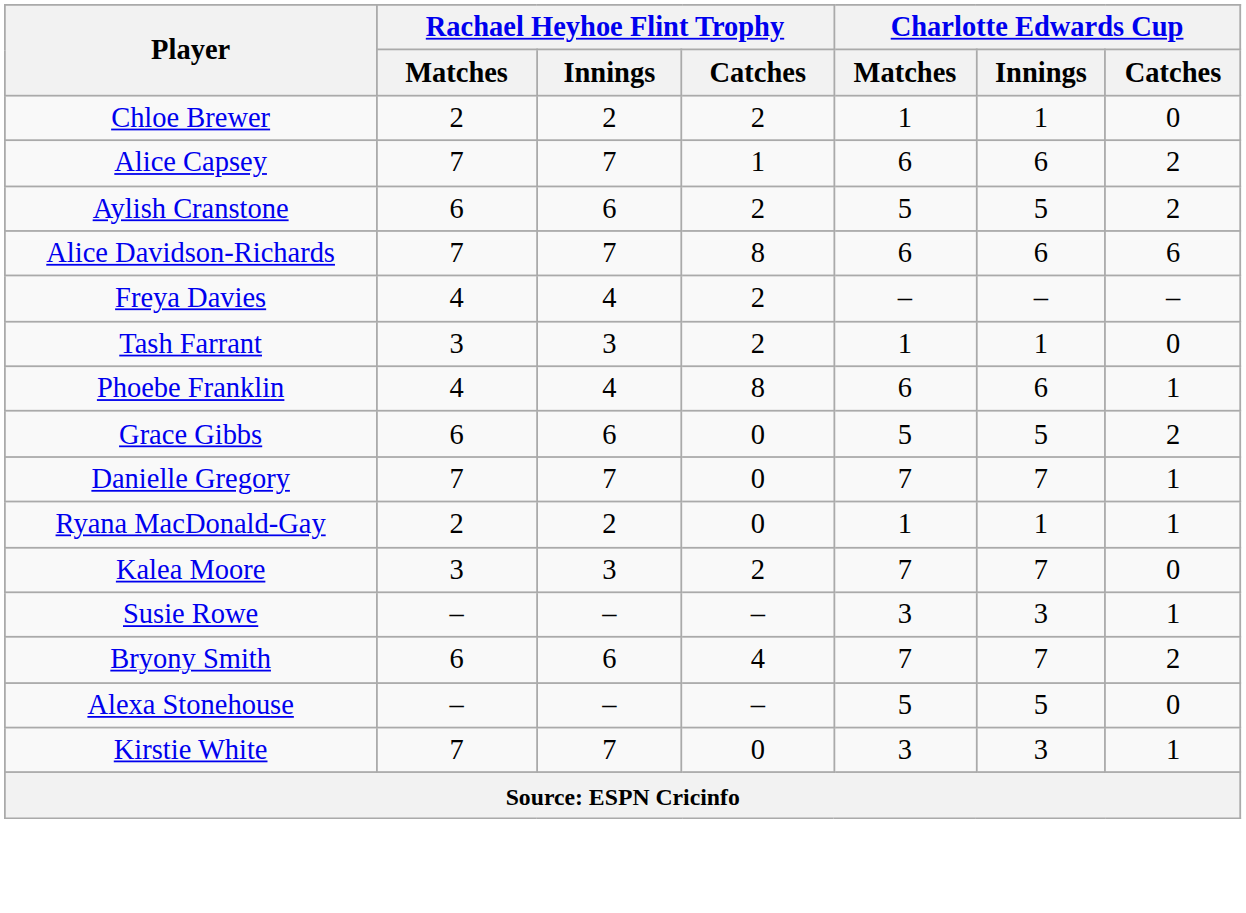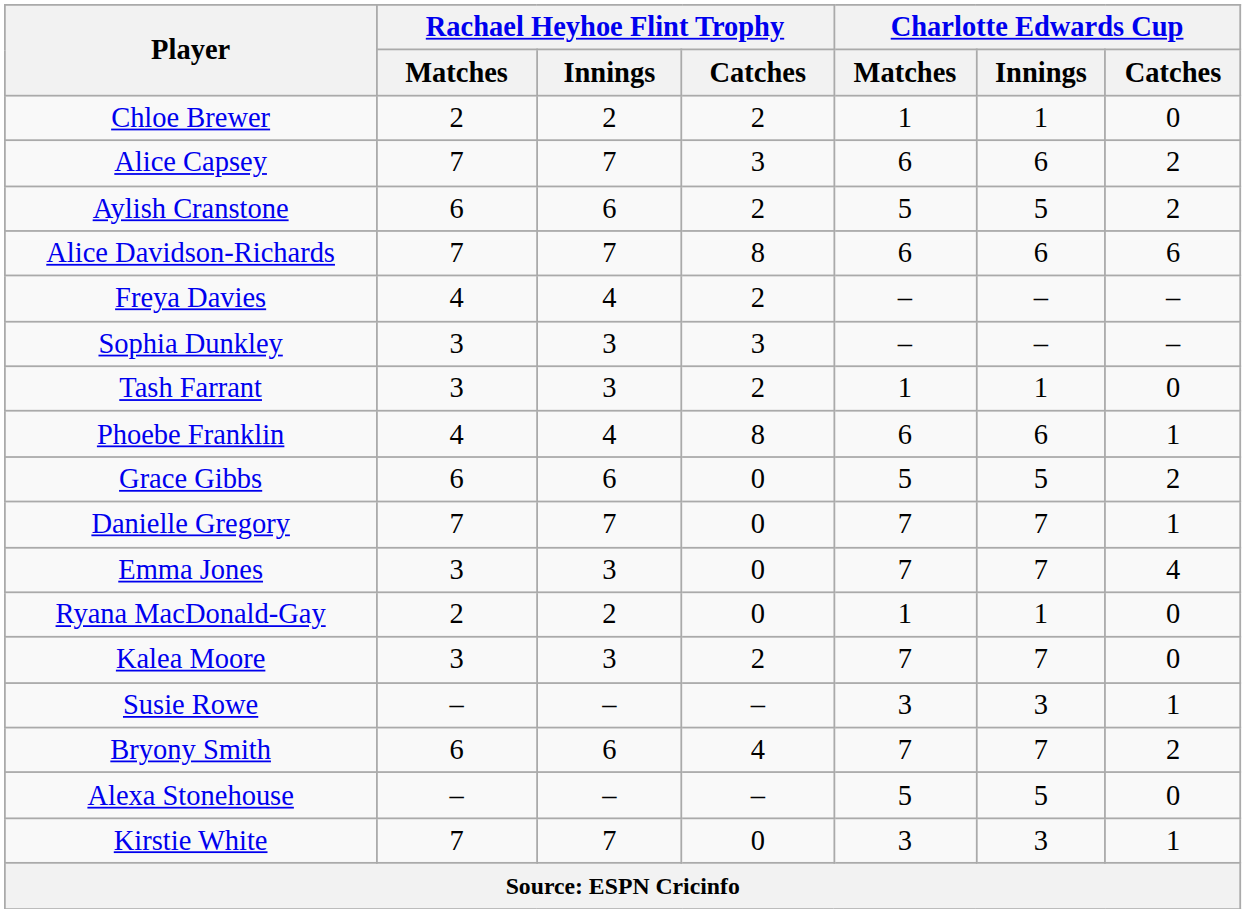(758, 162) 1 -> (758, 162) 3
+ row: (191, 343)
+ row: (191, 569)
(1173, 523) 1 -> (1173, 614) 0
